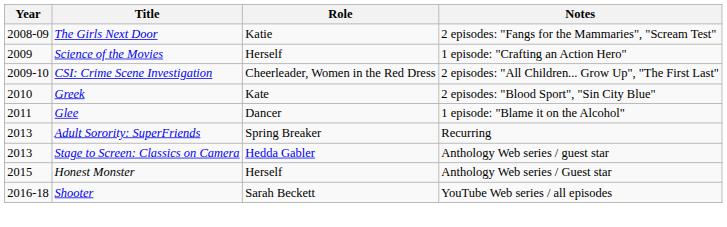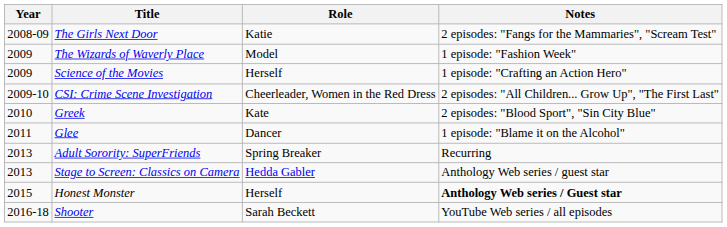+ row: (129, 53)
(527, 172) normal -> (532, 192) bold
